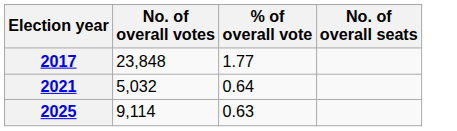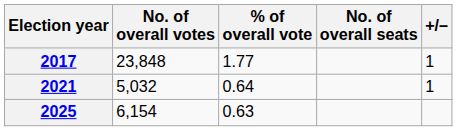+ column: (437, 26)
(136, 112) 9,114 -> (137, 112) 6,154
